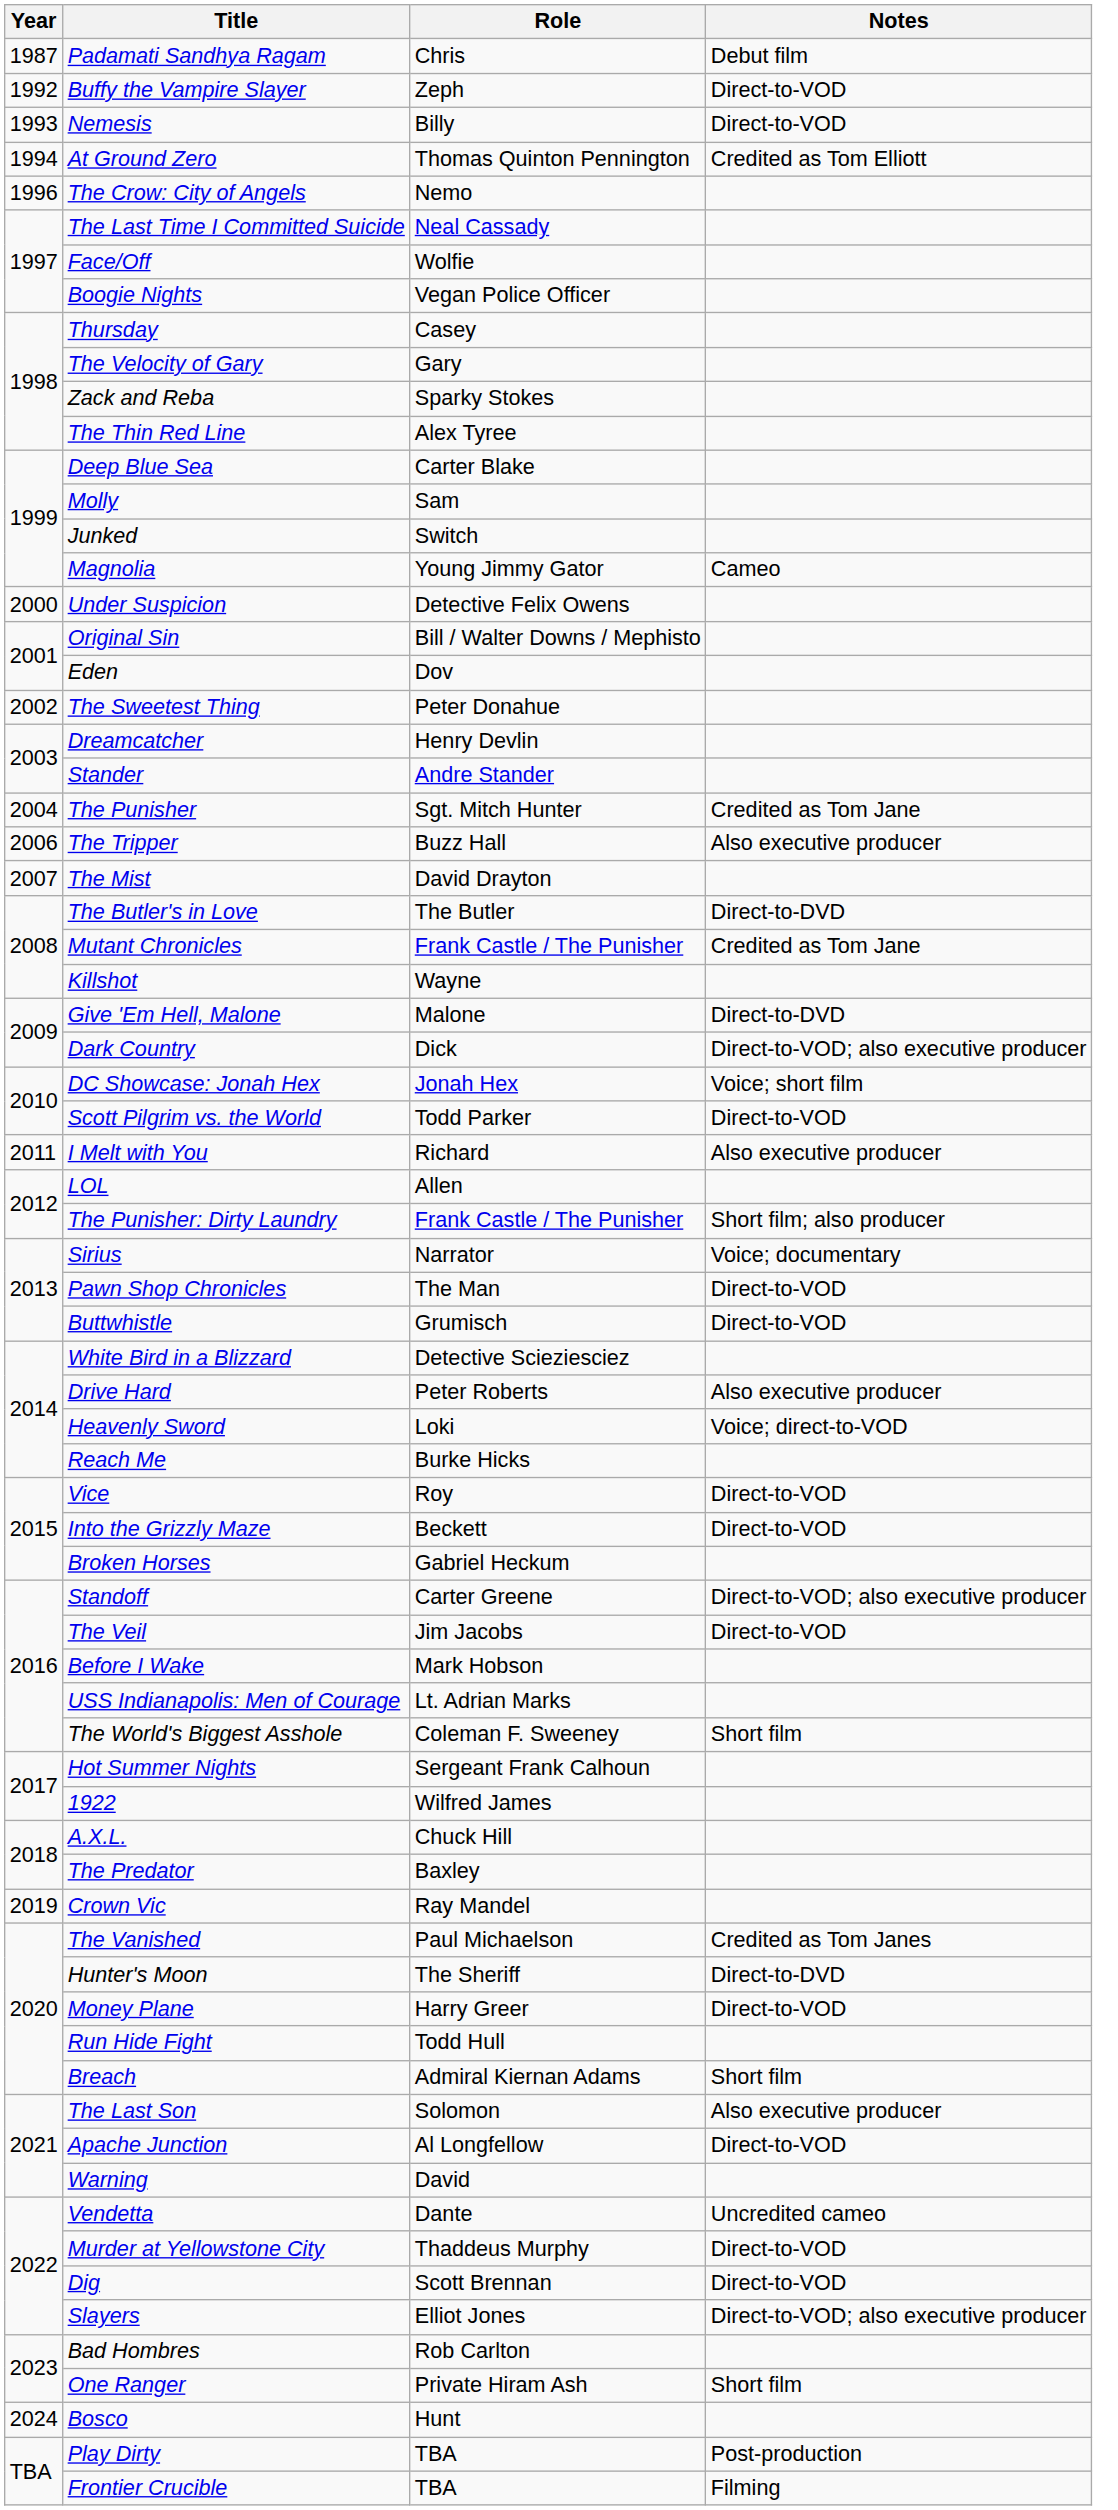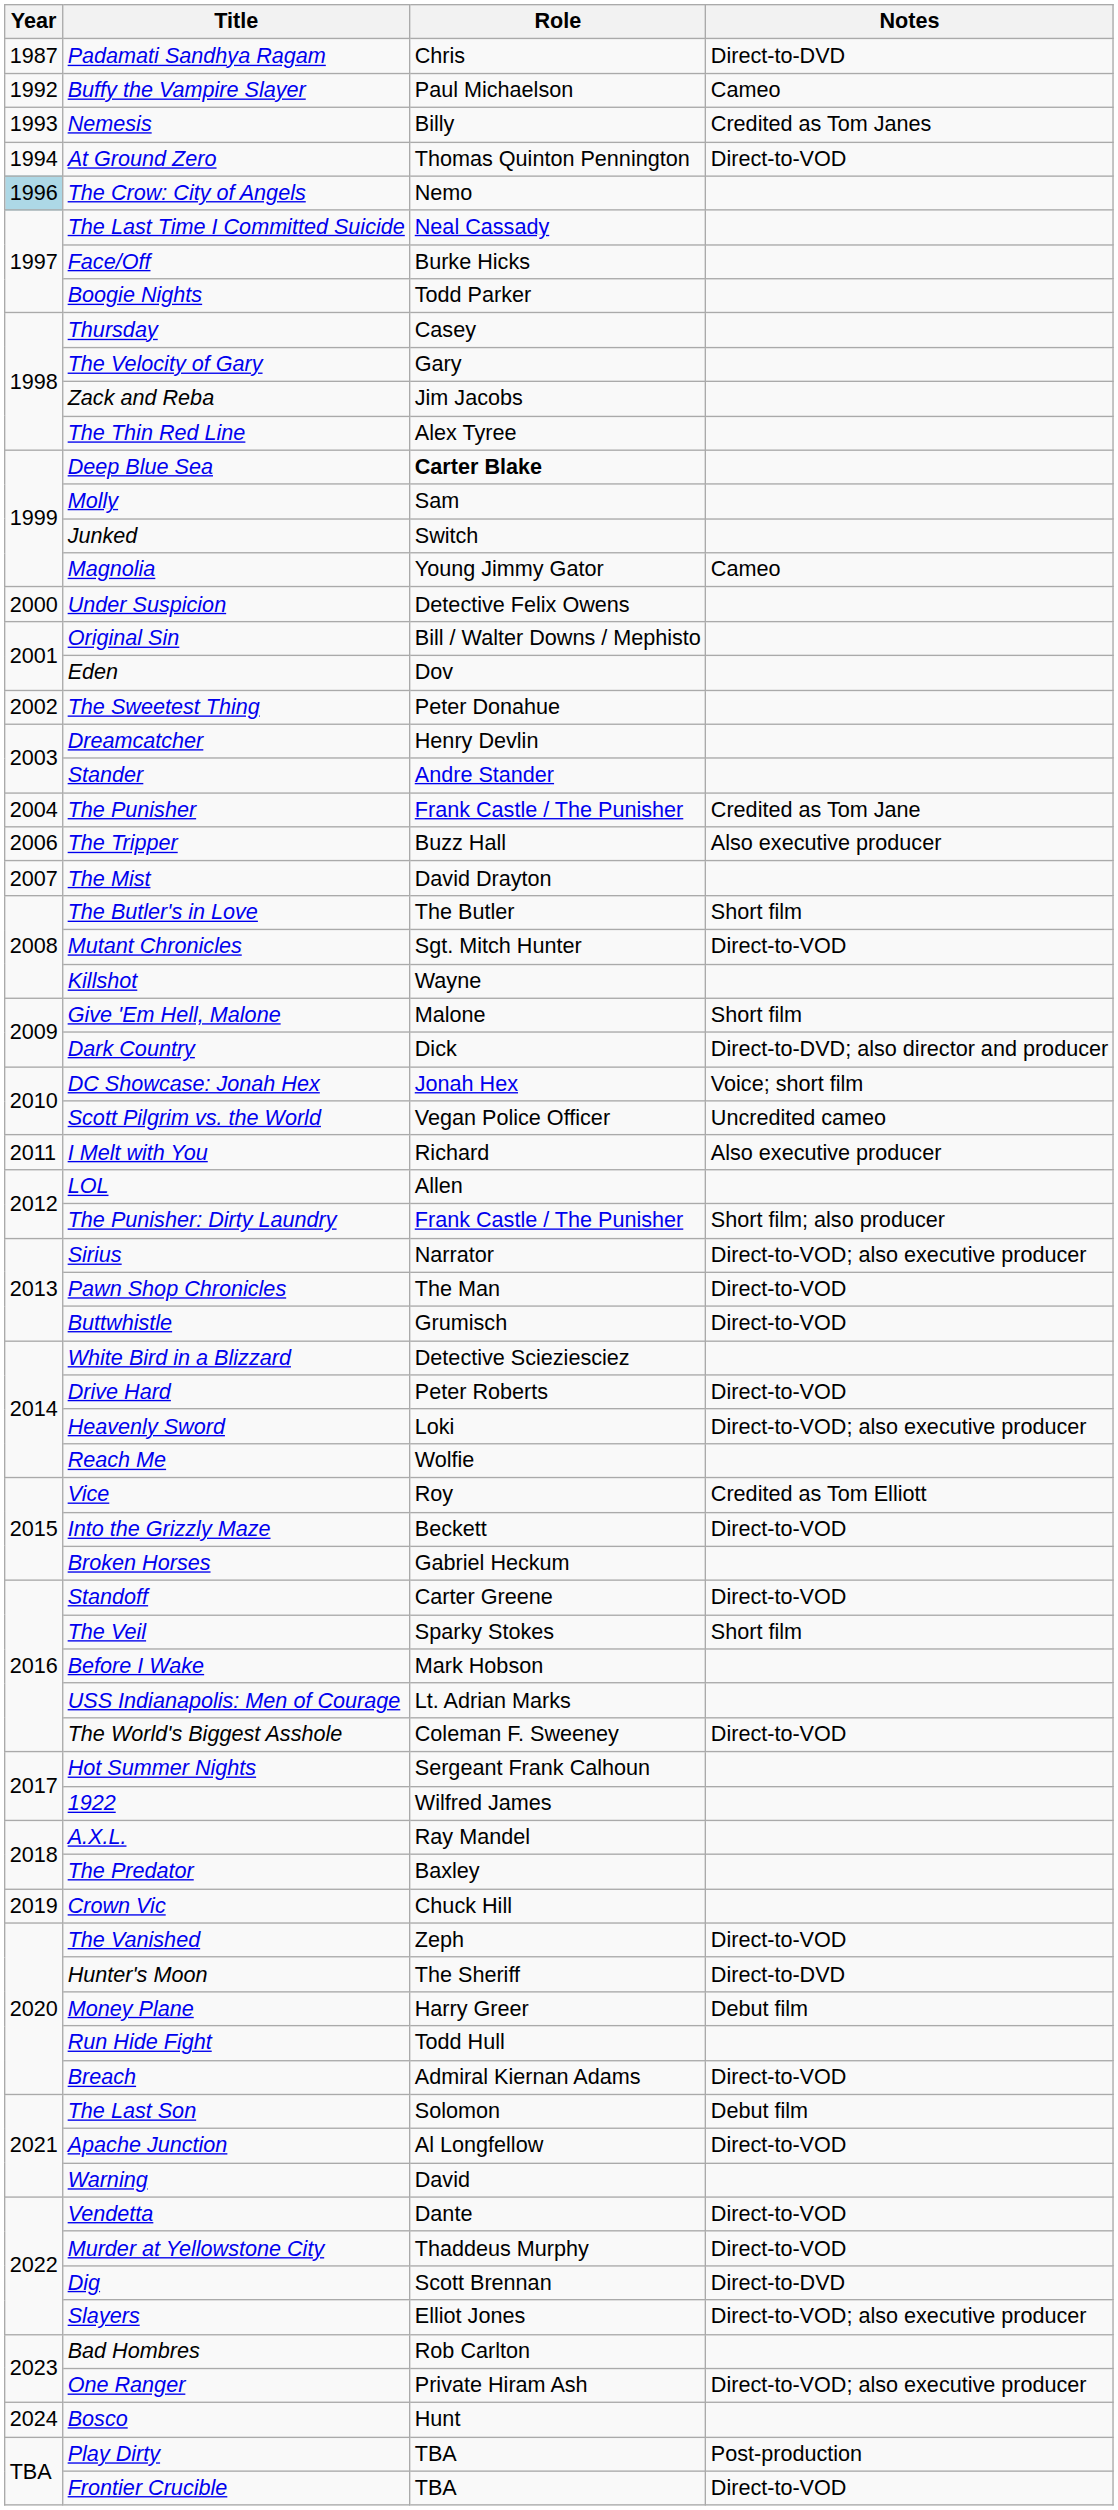(759, 55) Debut film -> (778, 55) Direct-to-DVD
(439, 90) Zeph -> (494, 90) Paul Michaelson
(779, 90) Direct-to-VOD -> (746, 90) Cameo
(779, 124) Direct-to-VOD -> (821, 124) Credited as Tom Janes
(819, 158) Credited as Tom Elliott -> (779, 158) Direct-to-VOD
(34, 192) no background -> (34, 192) lightblue background
(445, 261) Wolfie -> (472, 261) Burke Hicks
(512, 295) Vegan Police Officer -> (473, 295) Todd Parker
(484, 398) Sparky Stokes -> (469, 398) Jim Jacobs
(475, 466) normal -> (478, 466) bold
(498, 809) Sgt. Mitch Hunter -> (549, 809) Frank Castle / The Punisher
(778, 912) Direct-to-DVD -> (756, 912) Short film
(549, 946) Frank Castle / The Punisher -> (498, 946) Sgt. Mitch Hunter
(816, 946) Credited as Tom Jane -> (779, 946) Direct-to-VOD
(778, 1015) Direct-to-DVD -> (756, 1015) Short film
(899, 1049) Direct-to-VOD; also executive producer -> (909, 1049) Direct-to-DVD; also director and producer
(473, 1117) Todd Parker -> (512, 1117) Vegan Police Officer
(779, 1117) Direct-to-VOD -> (798, 1117) Uncredited cameo
(806, 1254) Voice; documentary -> (899, 1254) Direct-to-VOD; also executive producer
(826, 1391) Also executive producer -> (779, 1391) Direct-to-VOD
(809, 1426) Voice; direct-to-VOD -> (899, 1426) Direct-to-VOD; also executive producer
(472, 1460) Burke Hicks -> (445, 1460) Wolfie
(779, 1494) Direct-to-VOD -> (819, 1494) Credited as Tom Elliott
(899, 1597) Direct-to-VOD; also executive producer -> (779, 1597) Direct-to-VOD
(469, 1631) Jim Jacobs -> (484, 1631) Sparky Stokes
(779, 1631) Direct-to-VOD -> (756, 1631) Short film
(756, 1734) Short film -> (779, 1734) Direct-to-VOD
(463, 1837) Chuck Hill -> (472, 1837) Ray Mandel
(472, 1905) Ray Mandel -> (463, 1905) Chuck Hill
(494, 1939) Paul Michaelson -> (439, 1939) Zeph
(821, 1939) Credited as Tom Janes -> (779, 1939) Direct-to-VOD
(779, 2008) Direct-to-VOD -> (759, 2008) Debut film
(756, 2077) Short film -> (779, 2077) Direct-to-VOD
(826, 2111) Also executive producer -> (759, 2111) Debut film
(798, 2214) Uncredited cameo -> (779, 2214) Direct-to-VOD
(779, 2282) Direct-to-VOD -> (778, 2282) Direct-to-DVD
(756, 2385) Short film -> (899, 2385) Direct-to-VOD; also executive producer
(746, 2488) Filming -> (779, 2488) Direct-to-VOD
